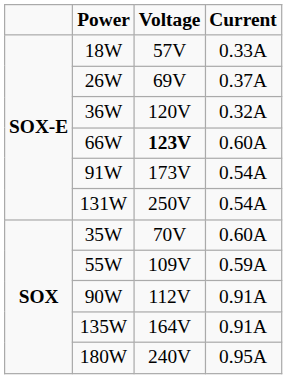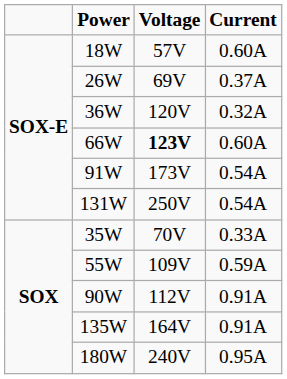(243, 50) 0.33A -> (243, 50) 0.60A
(243, 234) 0.60A -> (243, 234) 0.33A
